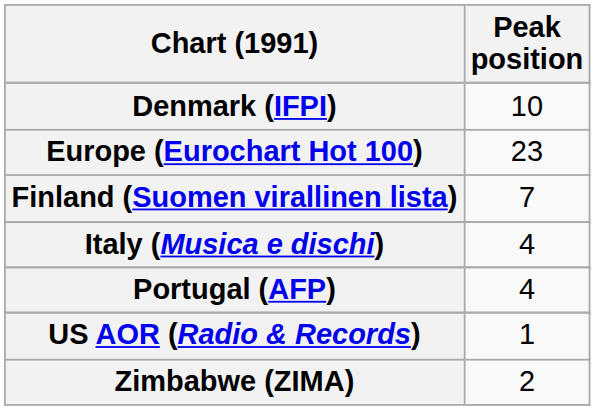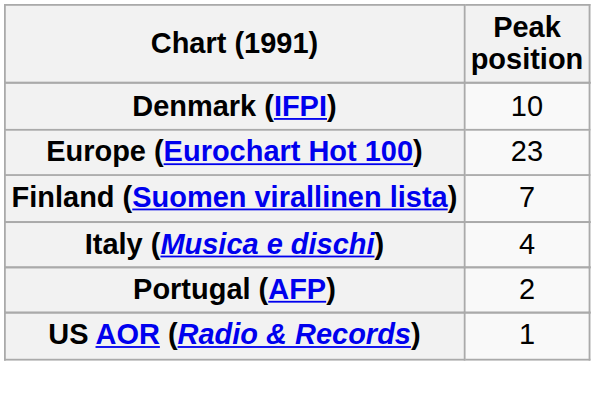(527, 289) 4 -> (527, 289) 2
- row: (234, 381)
